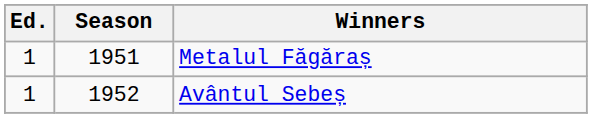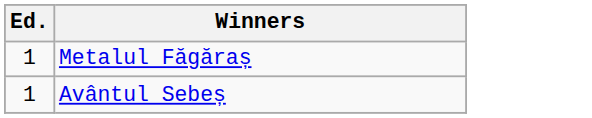- column: (114, 23)
